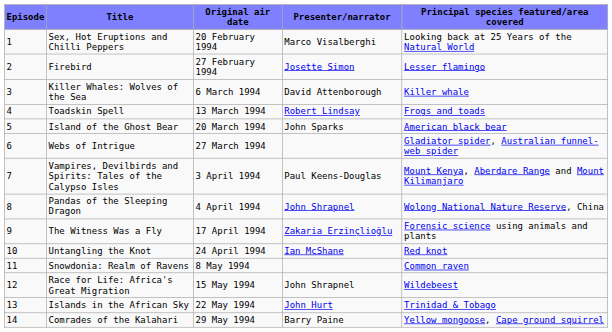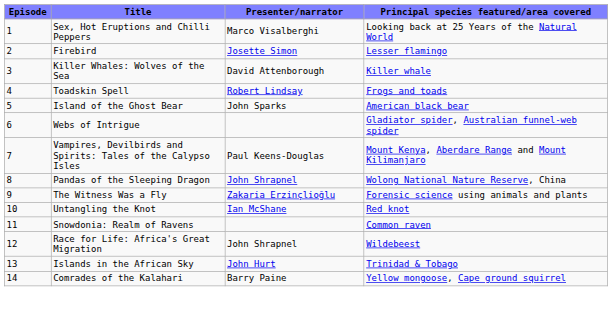- column: (238, 17)
